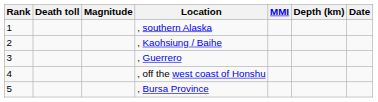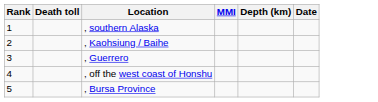- column: (108, 12)
